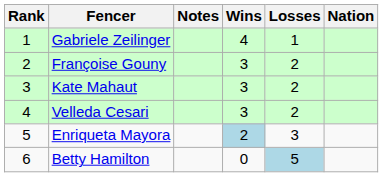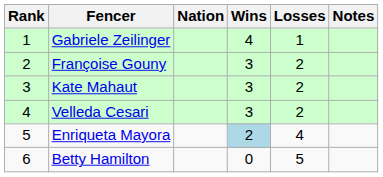columns swapped: (351, 16) <-> (198, 16)
(295, 135) 3 -> (300, 135) 4
(295, 159) lightblue background -> (300, 159) no background
